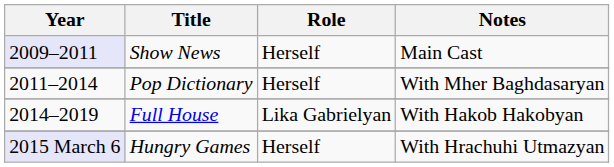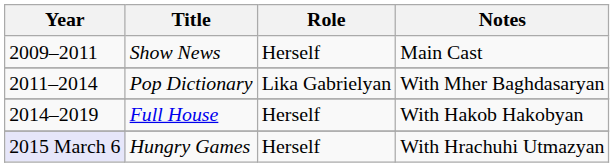(53, 51) lavender background -> (53, 51) no background
(291, 83) Herself -> (326, 83) Lika Gabrielyan
(326, 114) Lika Gabrielyan -> (291, 114) Herself
